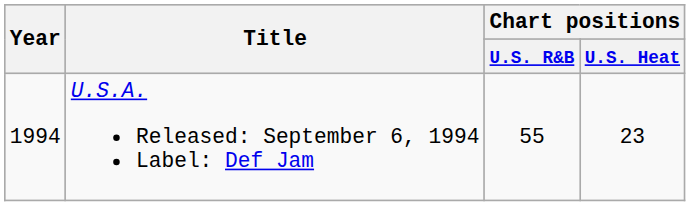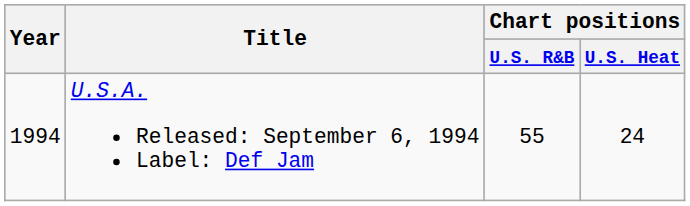(632, 137) 23 -> (632, 137) 24
